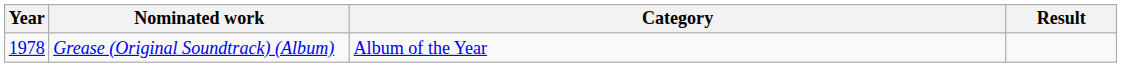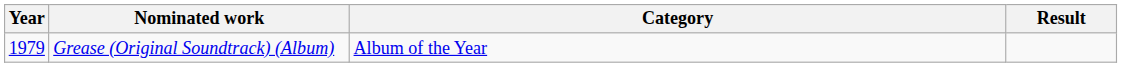(27, 47) 1978 -> (27, 47) 1979
